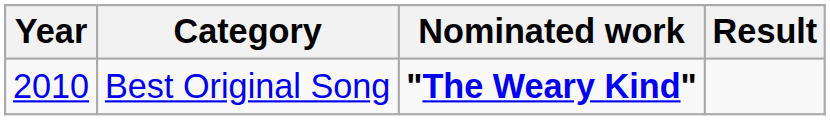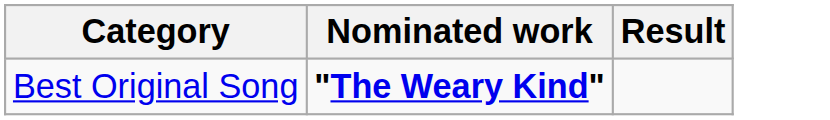- column: (51, 31)
